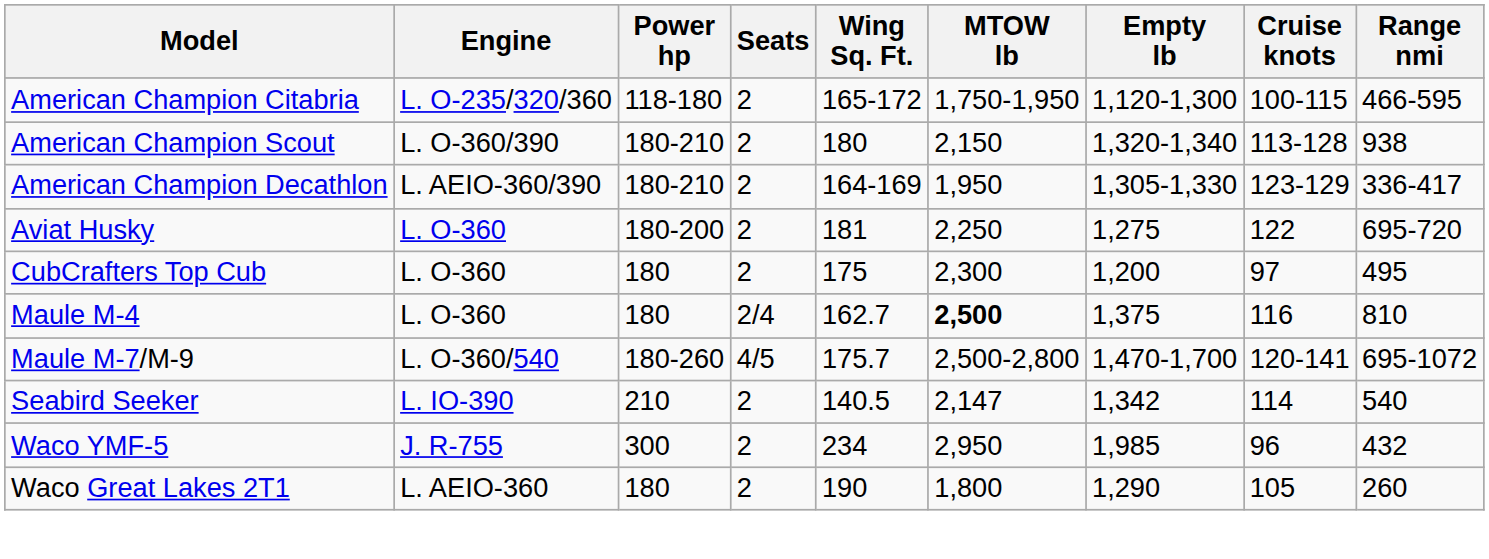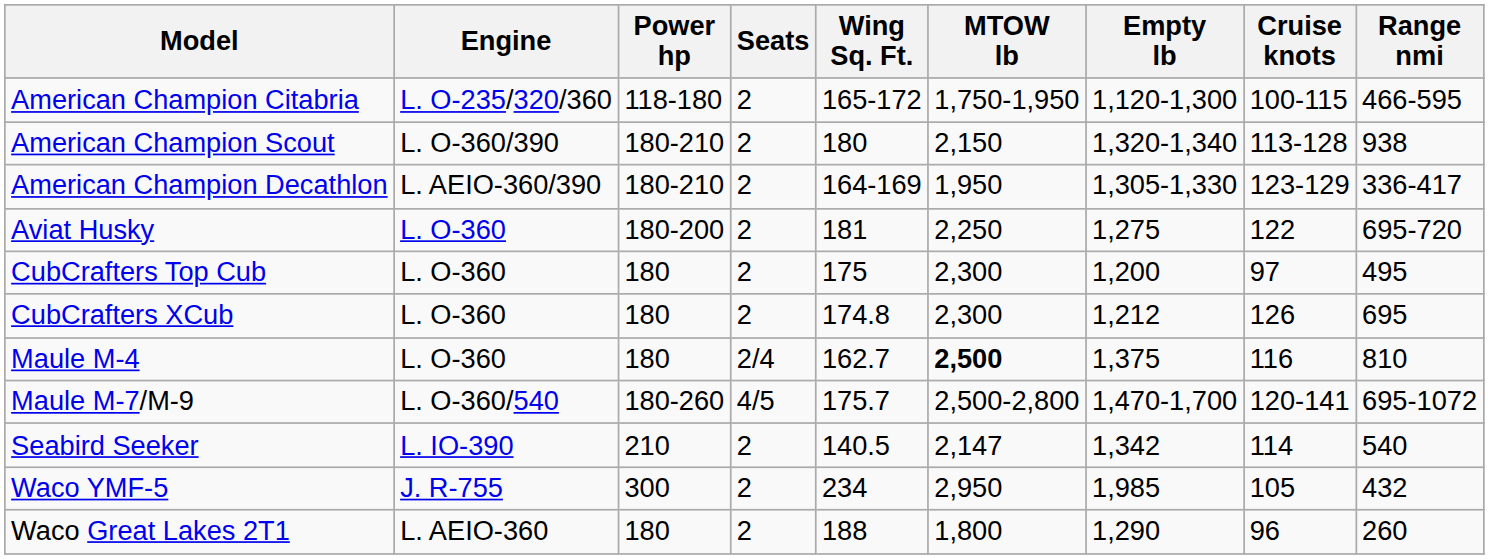+ row: (122, 315)
(1265, 444) 96 -> (1272, 488) 105
(845, 488) 190 -> (845, 531) 188
(1272, 488) 105 -> (1265, 531) 96
